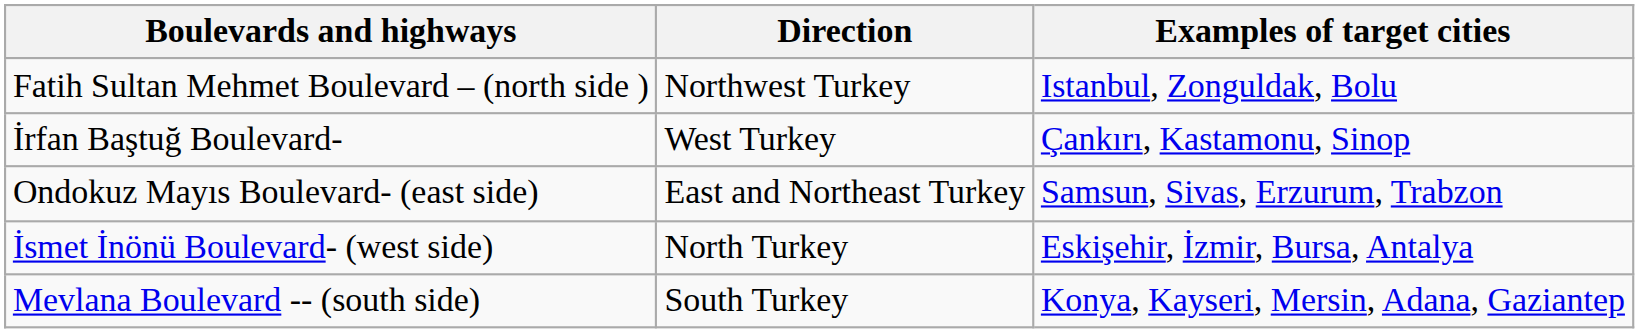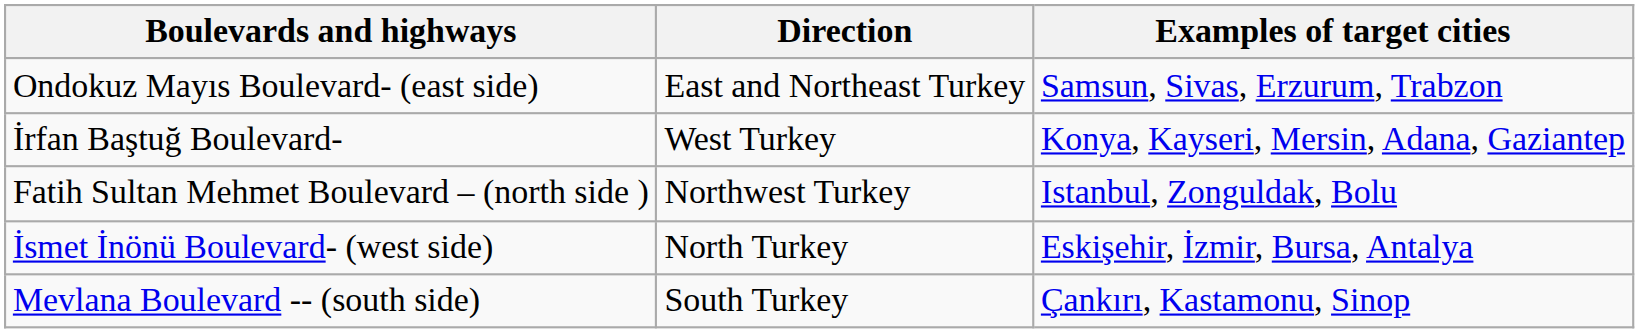rows swapped: (276, 192) <-> (331, 85)
(1226, 138) Çankırı, Kastamonu, Sinop -> (1333, 138) Konya, Kayseri, Mersin, Adana, Gaziantep
(1333, 300) Konya, Kayseri, Mersin, Adana, Gaziantep -> (1226, 300) Çankırı, Kastamonu, Sinop
